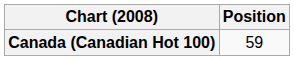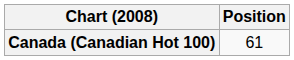(254, 42) 59 -> (254, 42) 61
